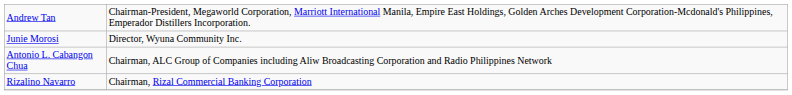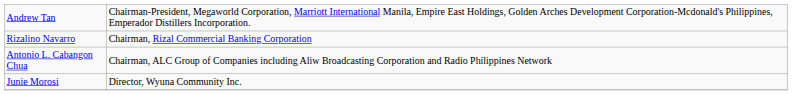rows swapped: (41, 81) <-> (33, 39)
